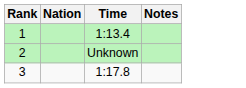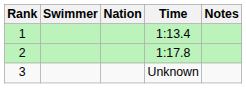+ column: (70, 14)
(113, 53) Unknown -> (173, 53) 1:17.8
(113, 72) 1:17.8 -> (173, 72) Unknown
